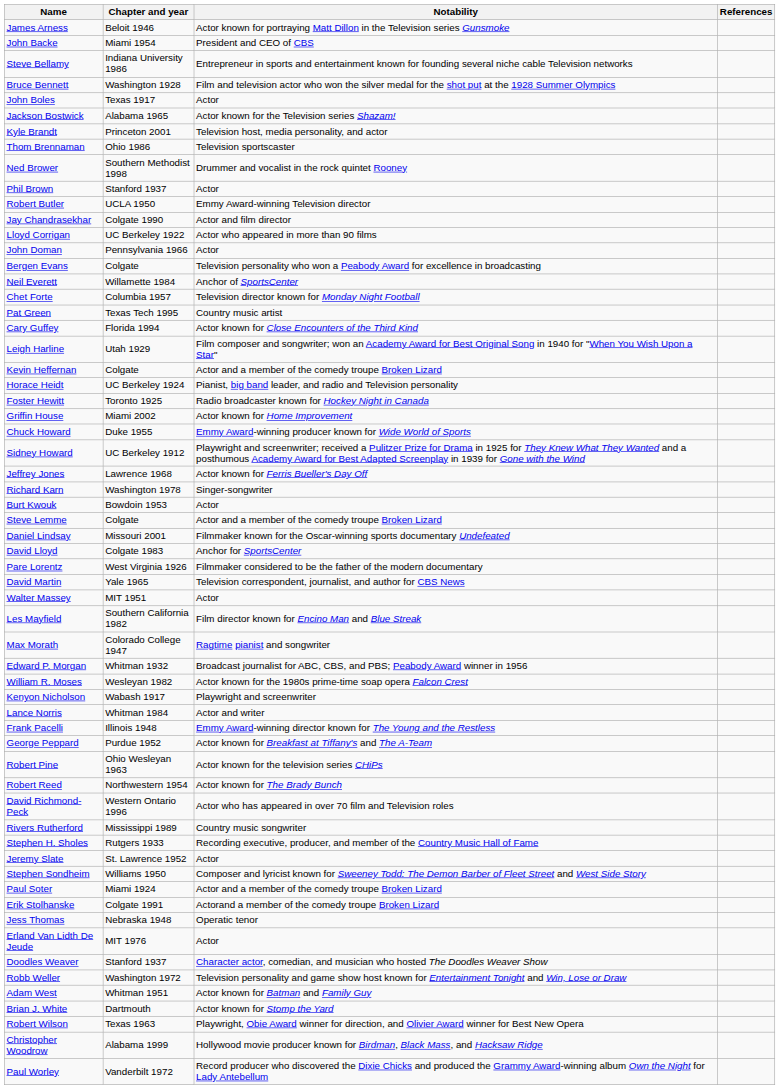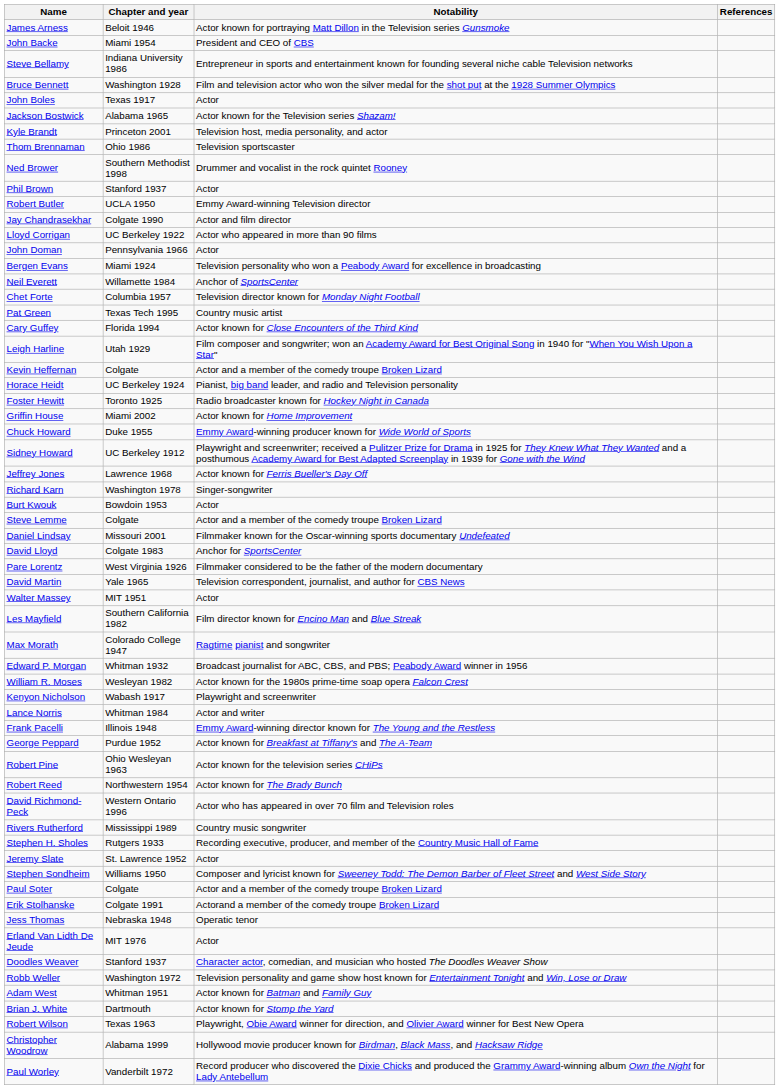(122, 266) Colgate -> (130, 266) Miami 1924
(130, 889) Miami 1924 -> (122, 889) Colgate
